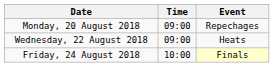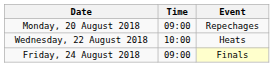(177, 40) 09:00 -> (177, 40) 10:00
(177, 55) 10:00 -> (177, 55) 09:00
